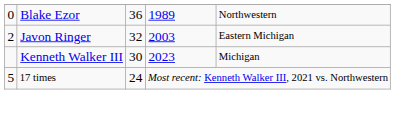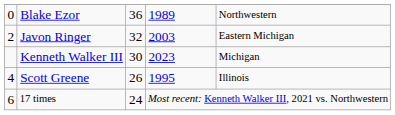+ row: (55, 78)
(11, 78) 5 -> (11, 99) 6
